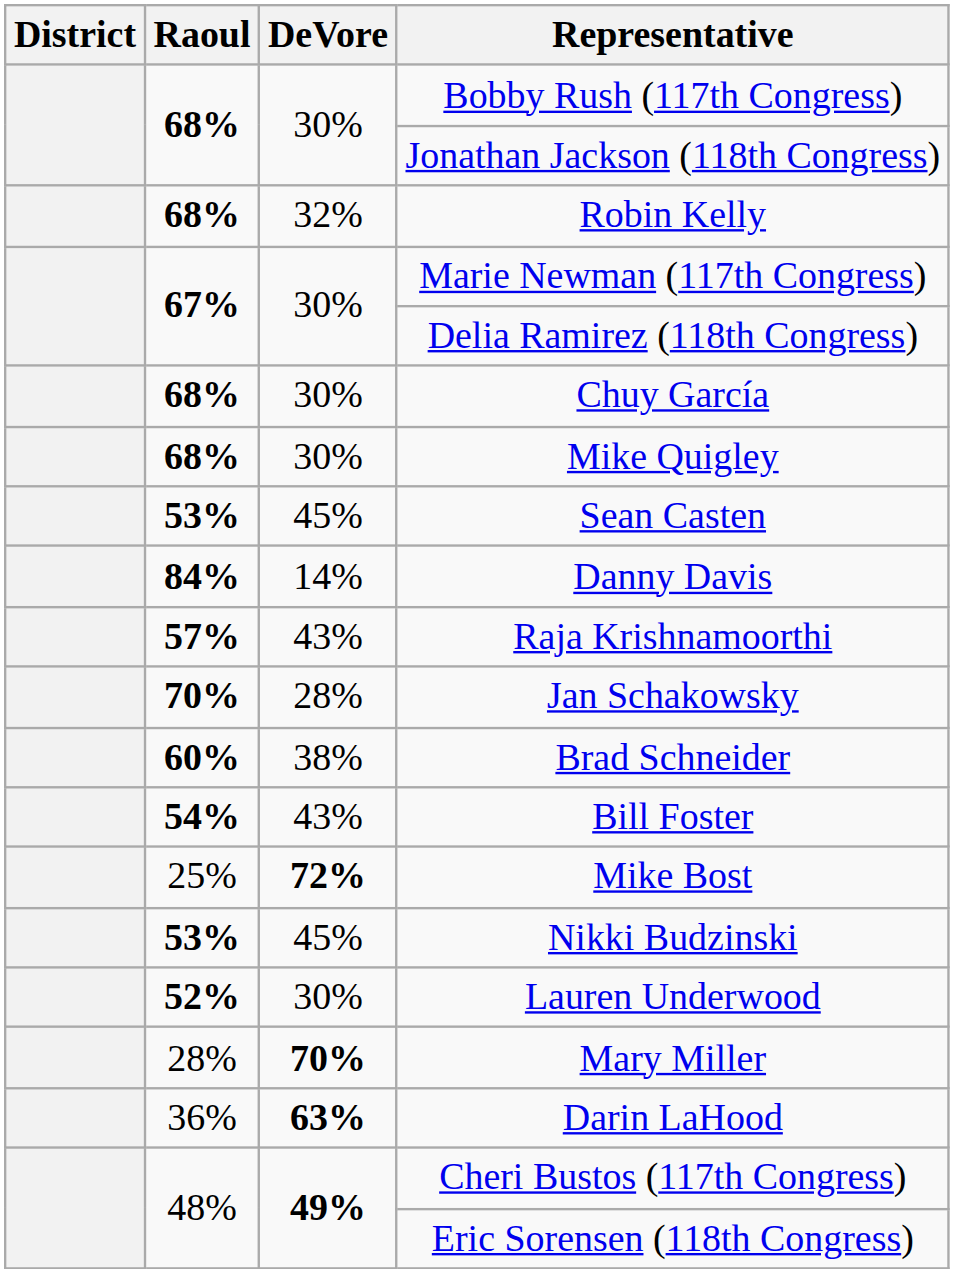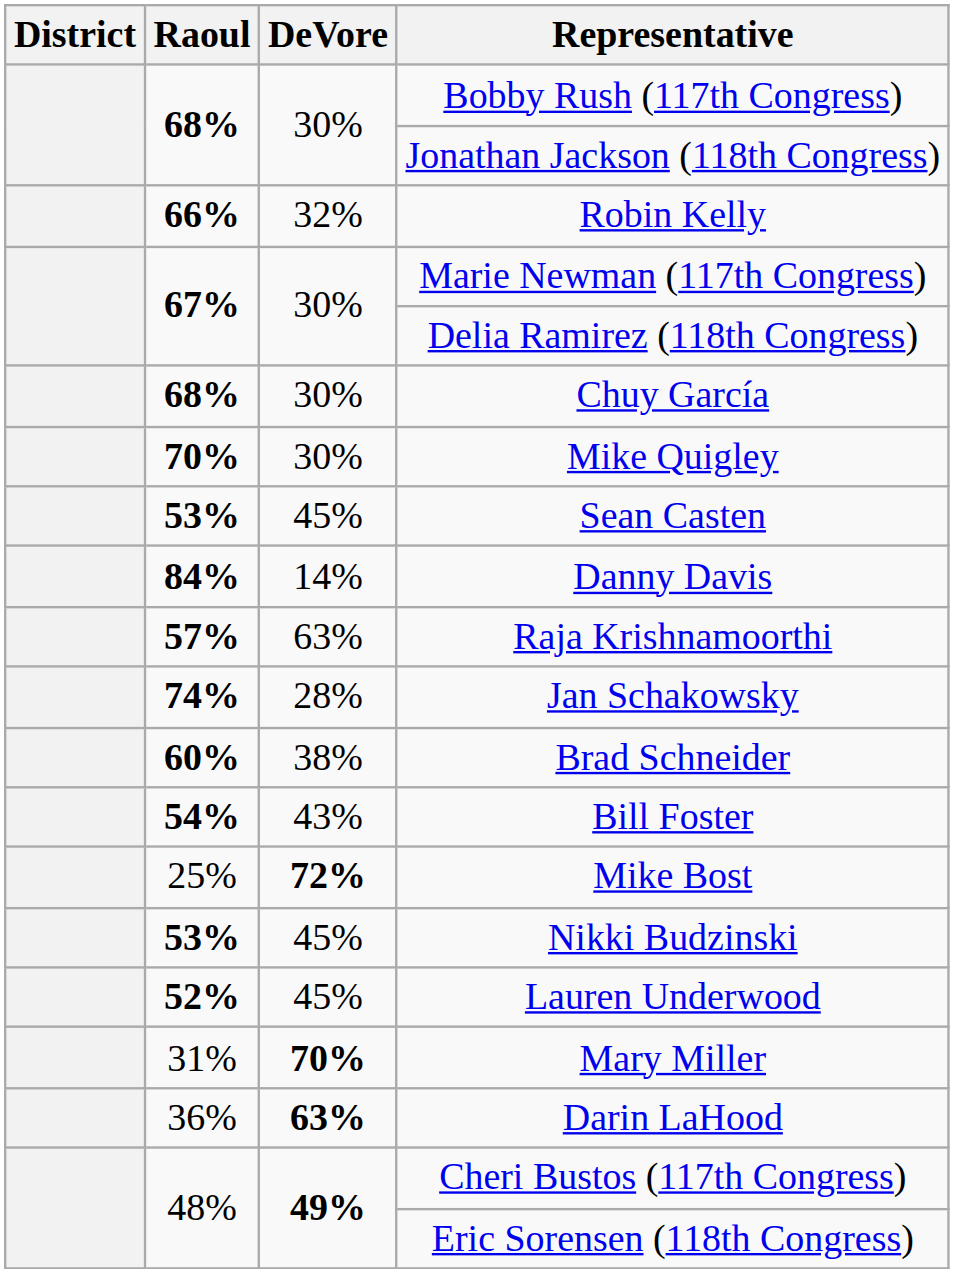(202, 214) 68% -> (202, 214) 66%
(202, 455) 68% -> (202, 455) 70%
(328, 635) 43% -> (328, 635) 63%
(202, 696) 70% -> (202, 696) 74%
(328, 996) 30% -> (328, 996) 45%
(202, 1056) 28% -> (202, 1056) 31%
